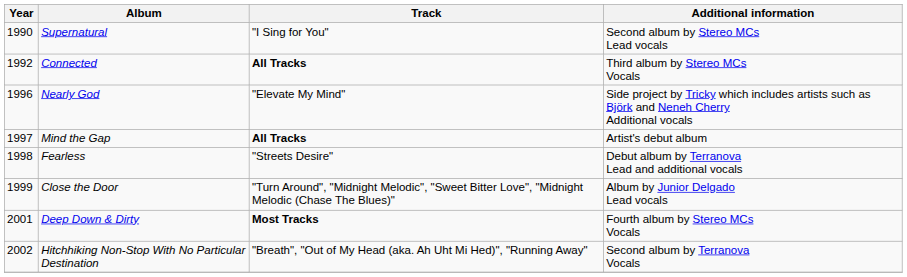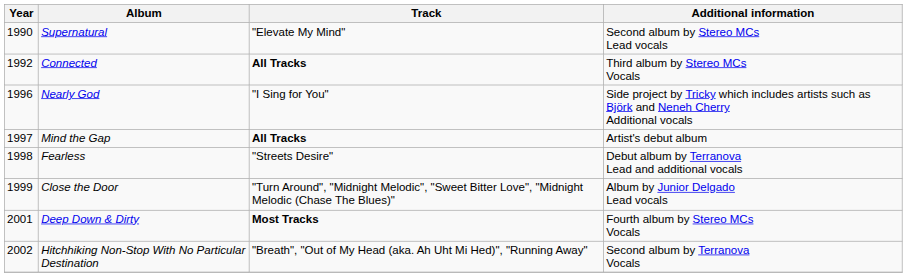(290, 31) "I Sing for You" -> (299, 31) "Elevate My Mind"
(299, 94) "Elevate My Mind" -> (290, 94) "I Sing for You"
